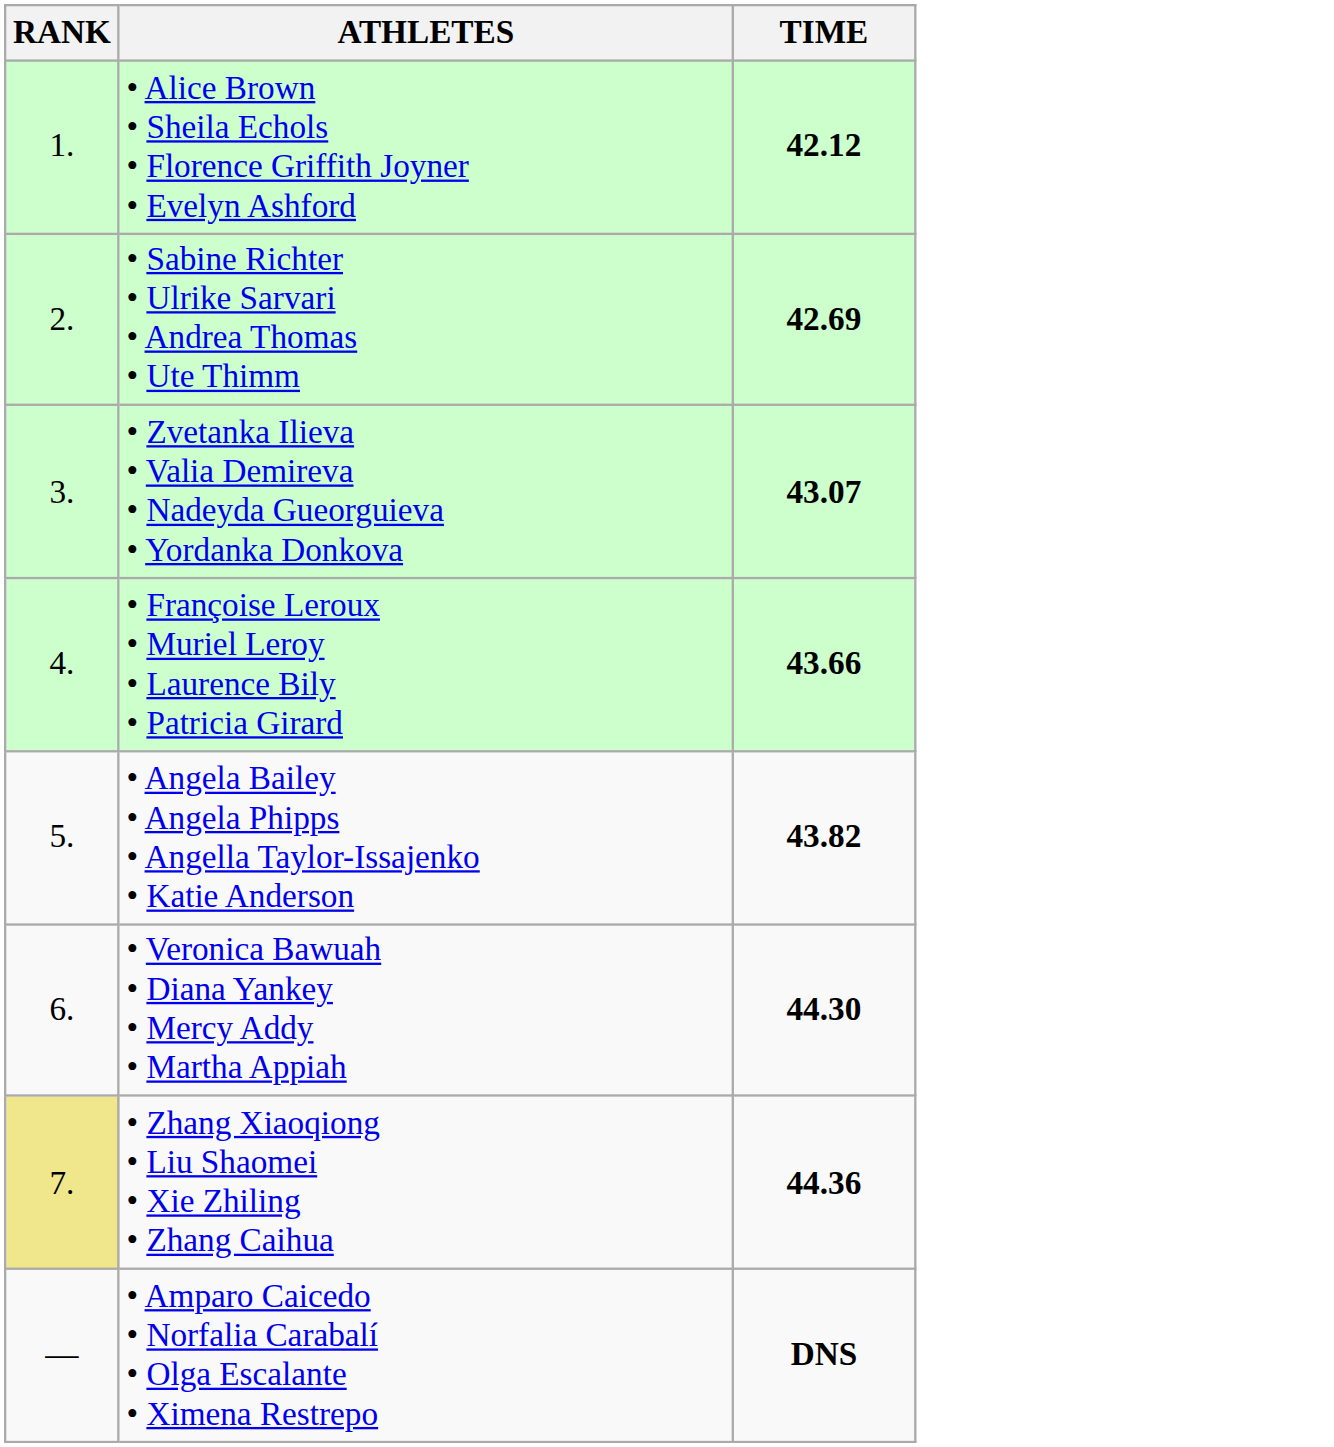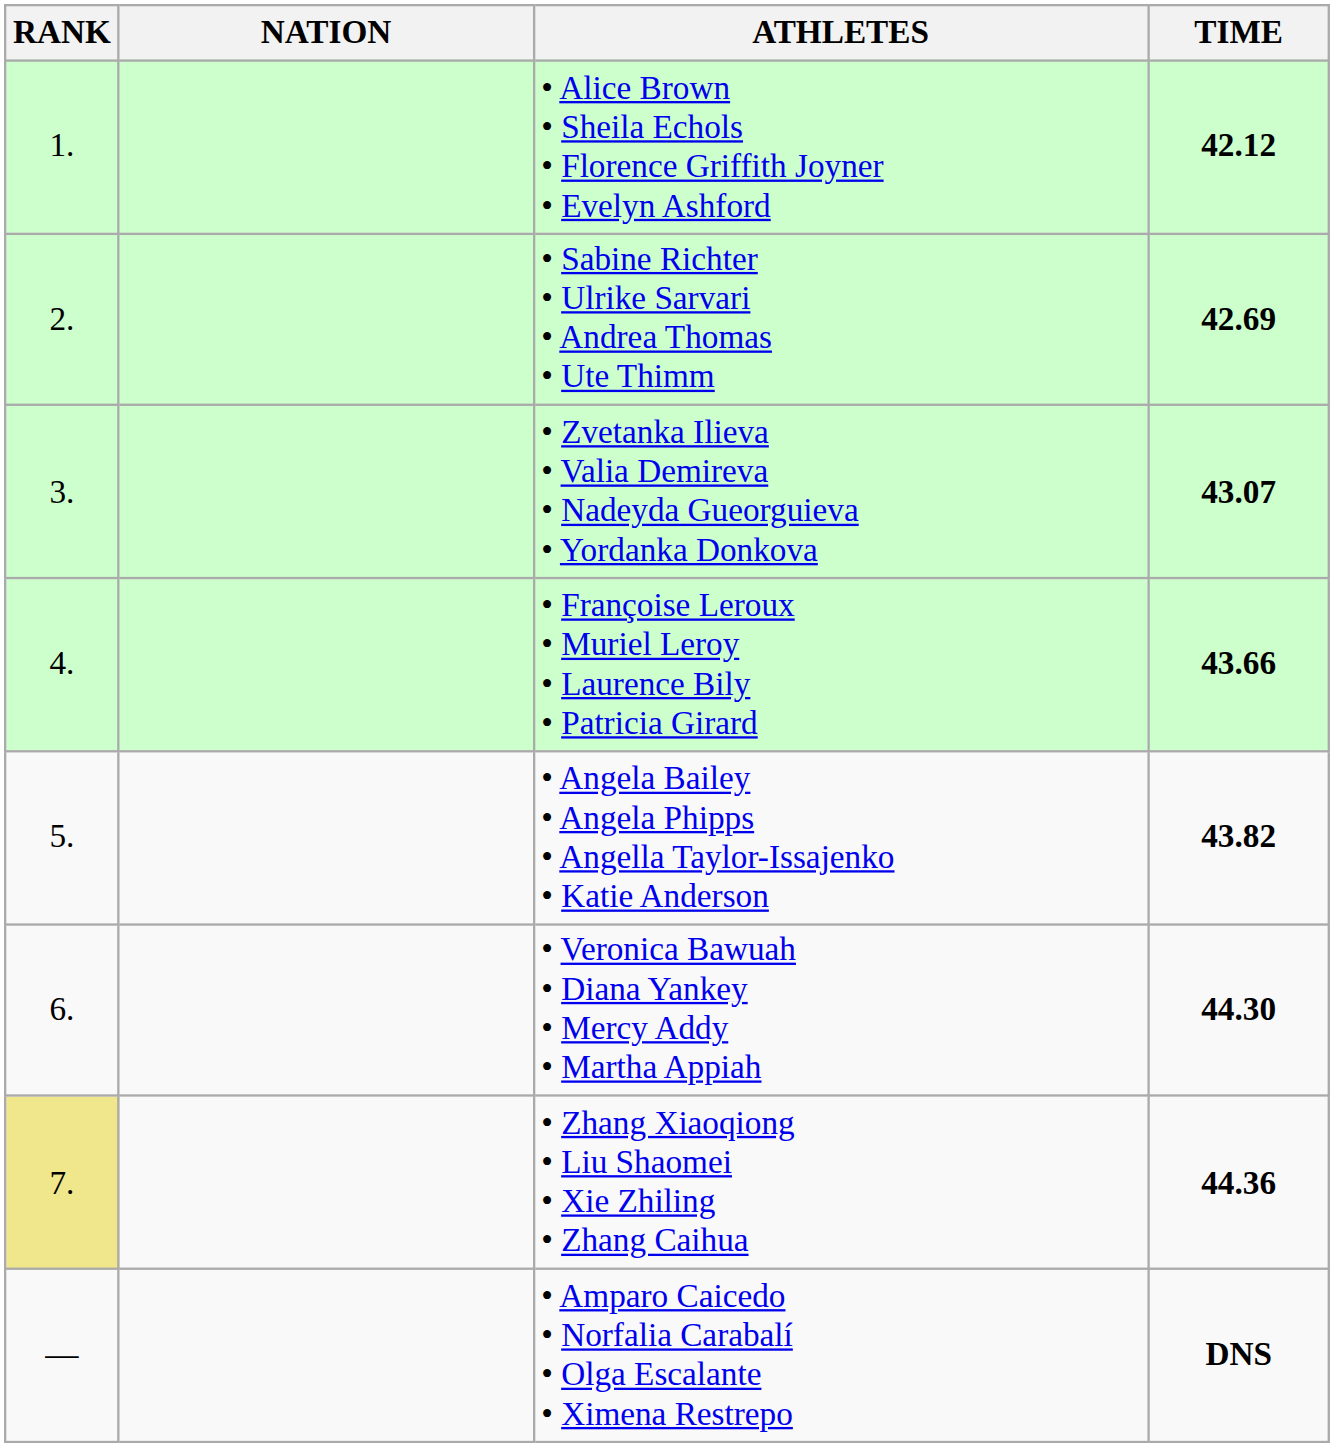+ column: (326, 32)
